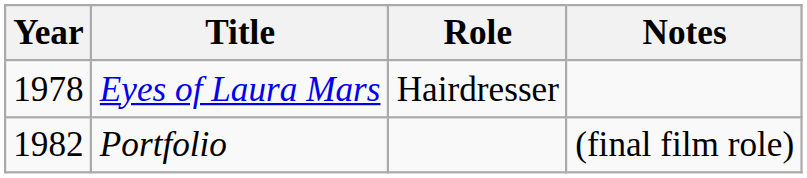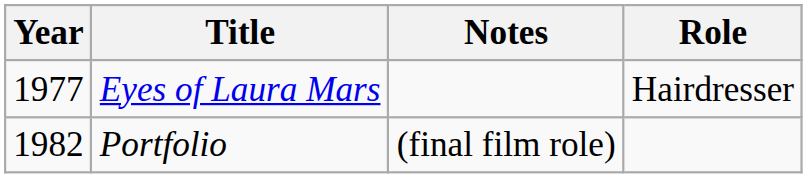columns swapped: (478, 32) <-> (685, 32)
(48, 88) 1978 -> (48, 88) 1977
